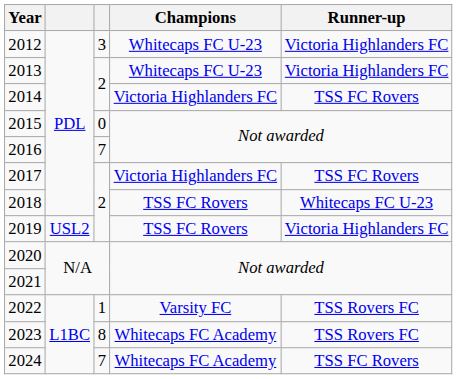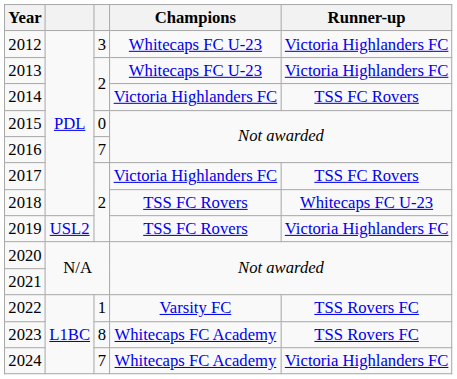(367, 360) TSS FC Rovers -> (367, 360) Victoria Highlanders FC
